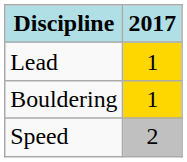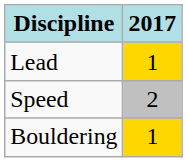rows swapped: (64, 99) <-> (39, 136)
